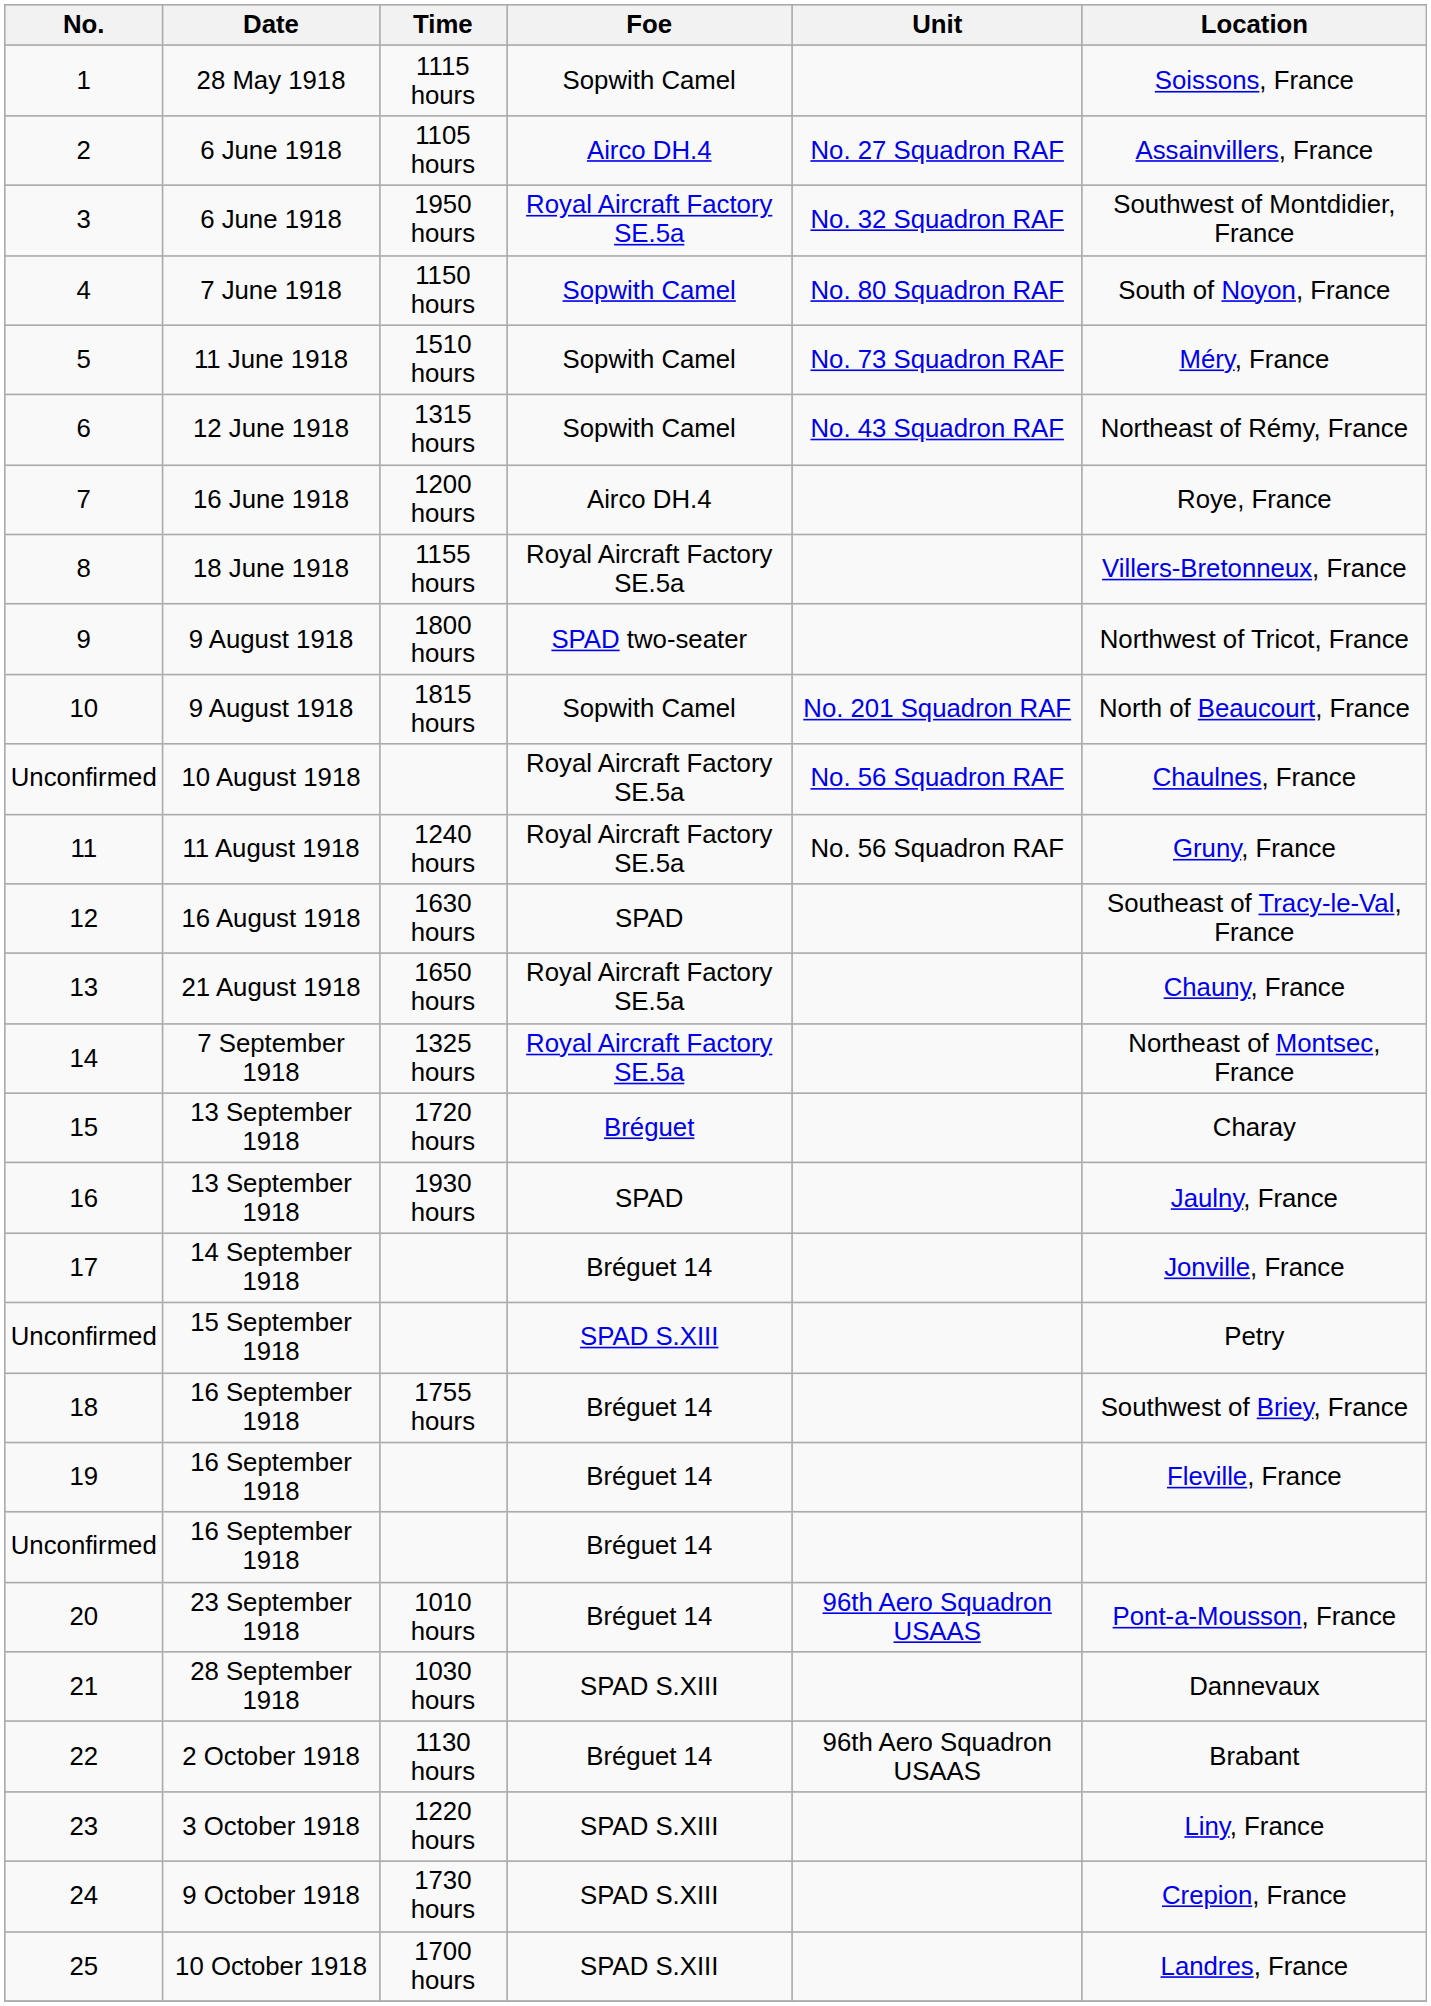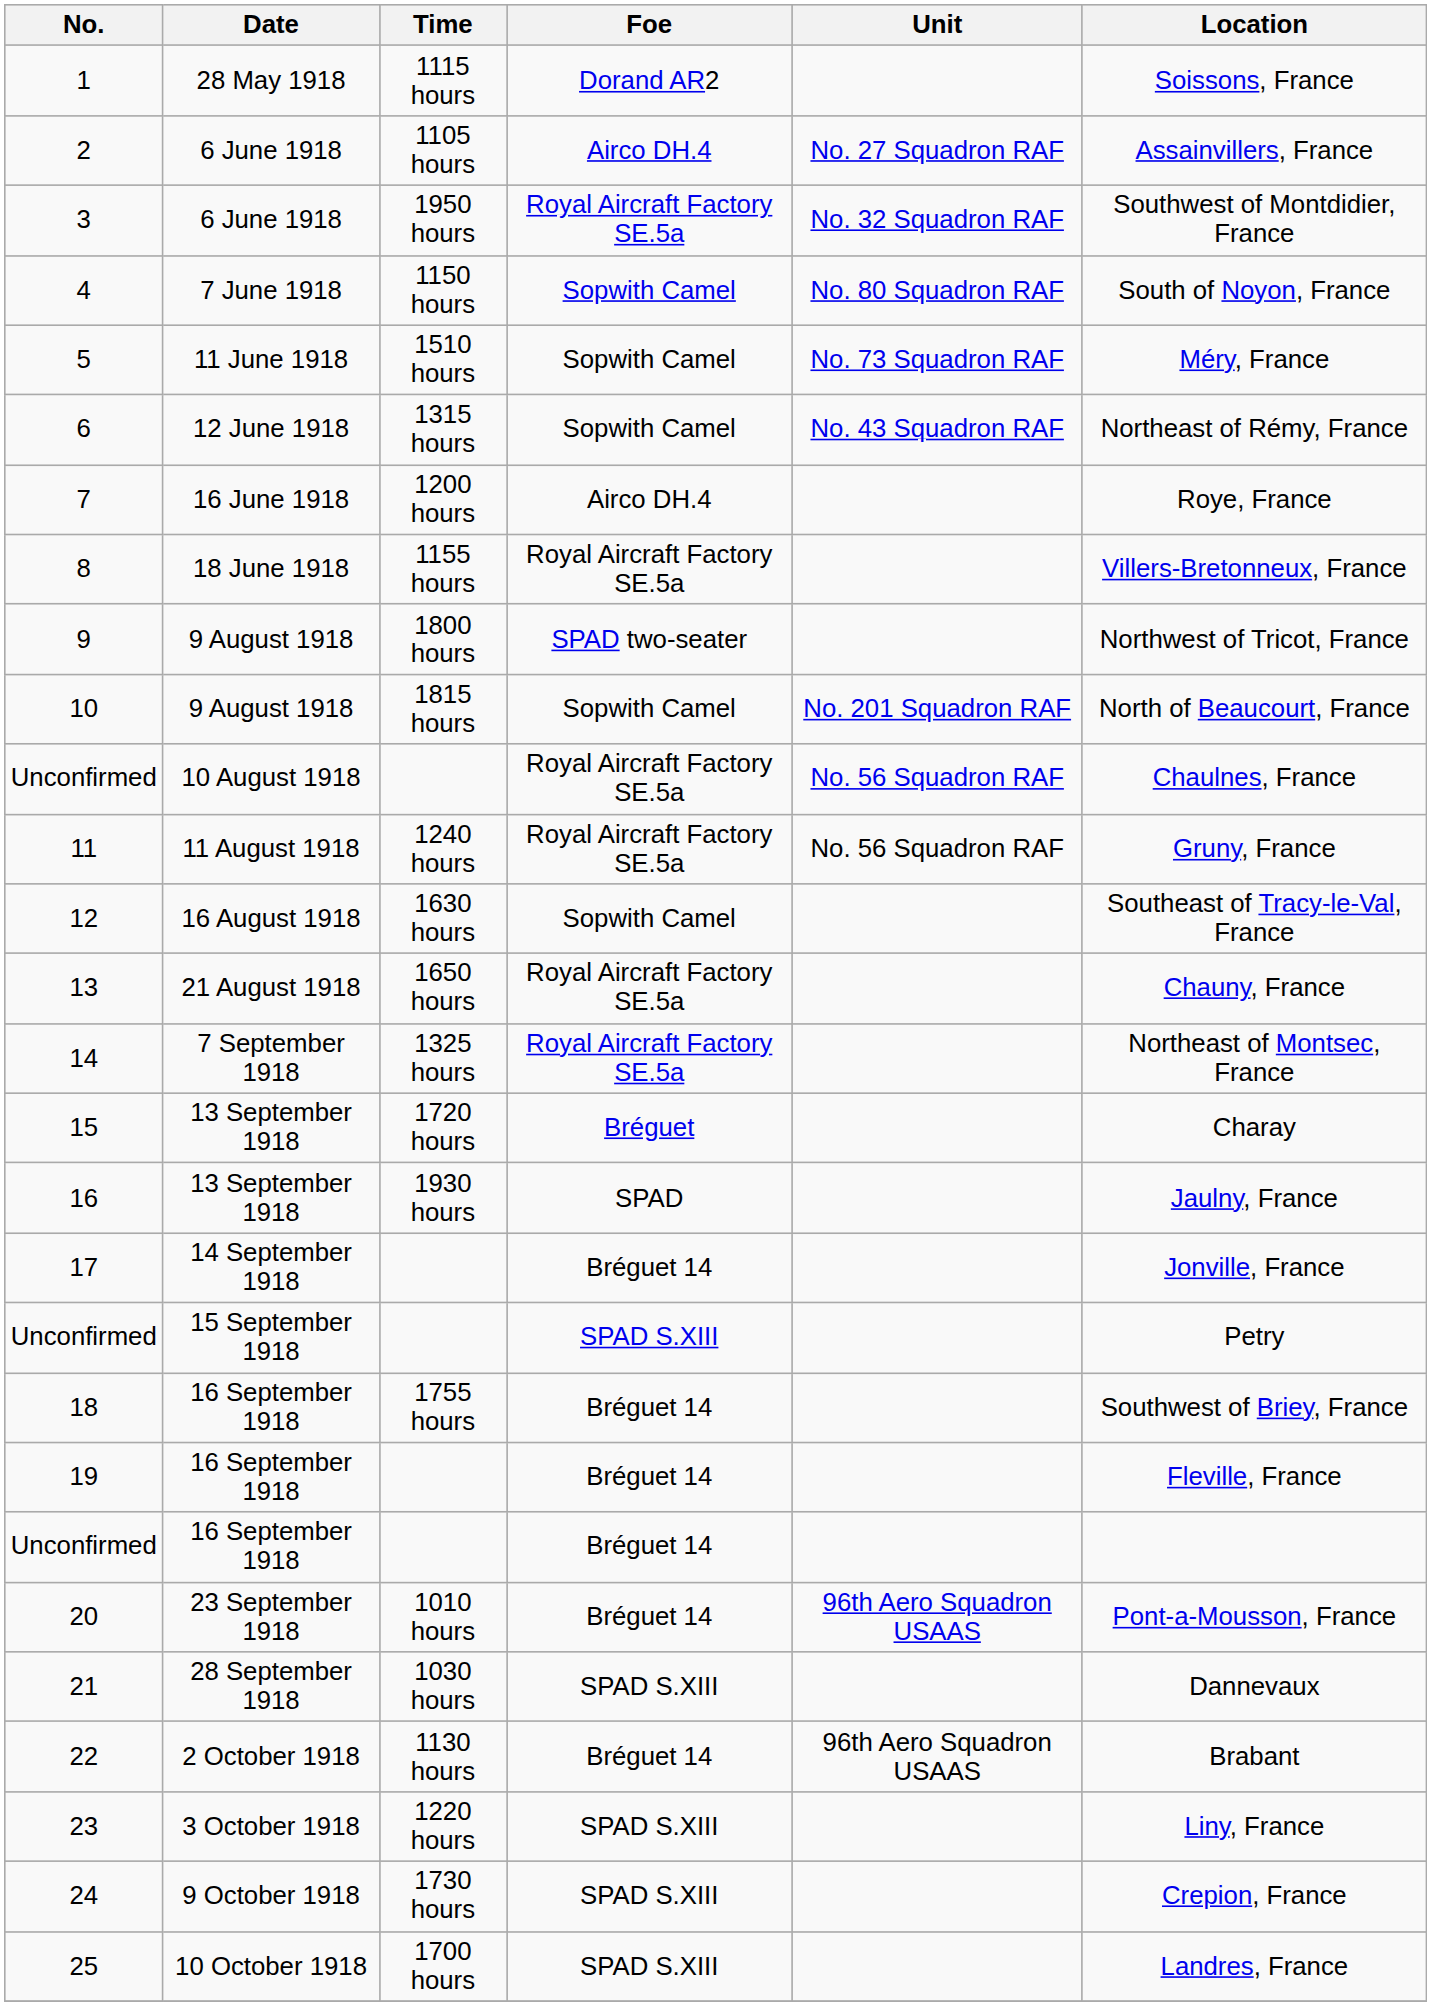(649, 80) Sopwith Camel -> (649, 80) Dorand AR2
(649, 918) SPAD -> (649, 918) Sopwith Camel
